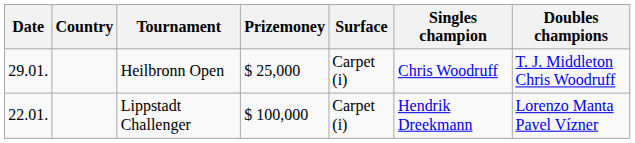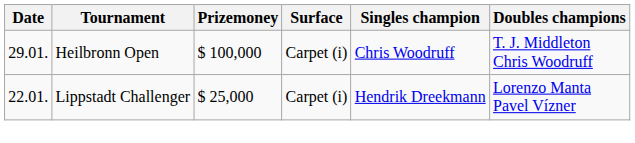- column: (84, 26)
(272, 70) $ 25,000 -> (229, 52) $ 100,000
(276, 115) $ 100,000 -> (225, 96) $ 25,000
